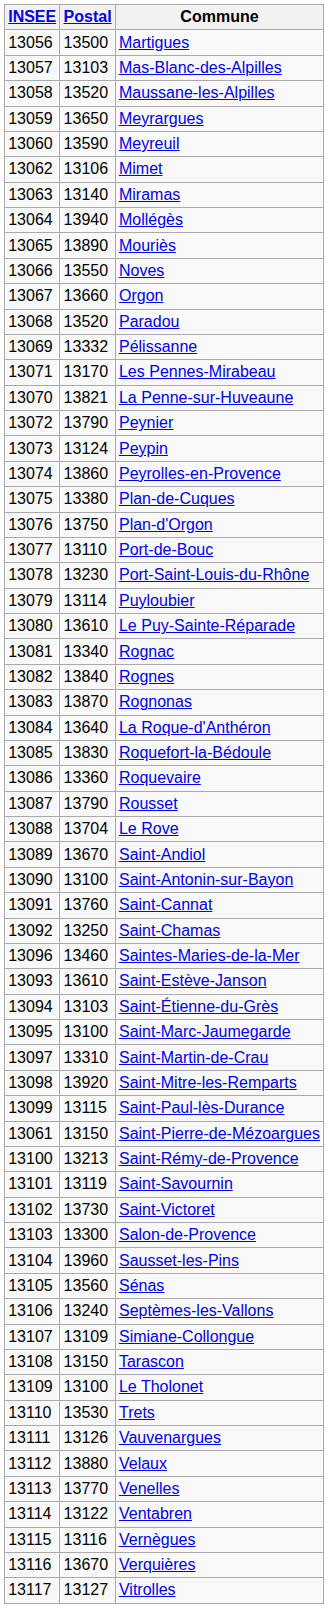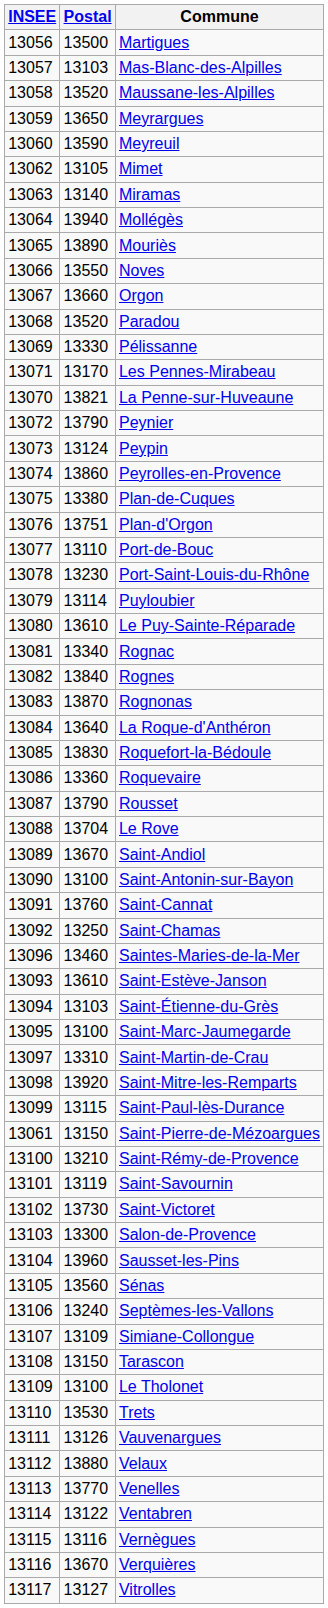(86, 169) 13106 -> (86, 169) 13105
(86, 347) 13332 -> (86, 347) 13330
(86, 524) 13750 -> (86, 524) 13751
(86, 1159) 13213 -> (86, 1159) 13210
